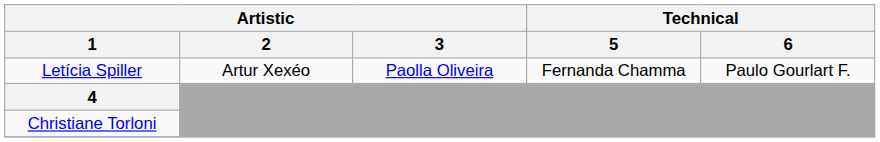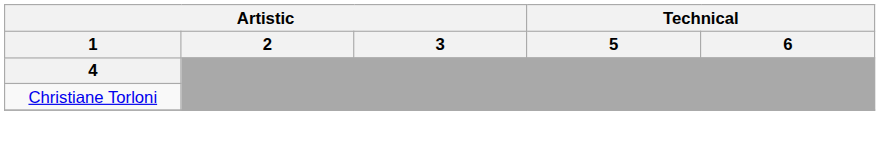- row: (92, 71)
